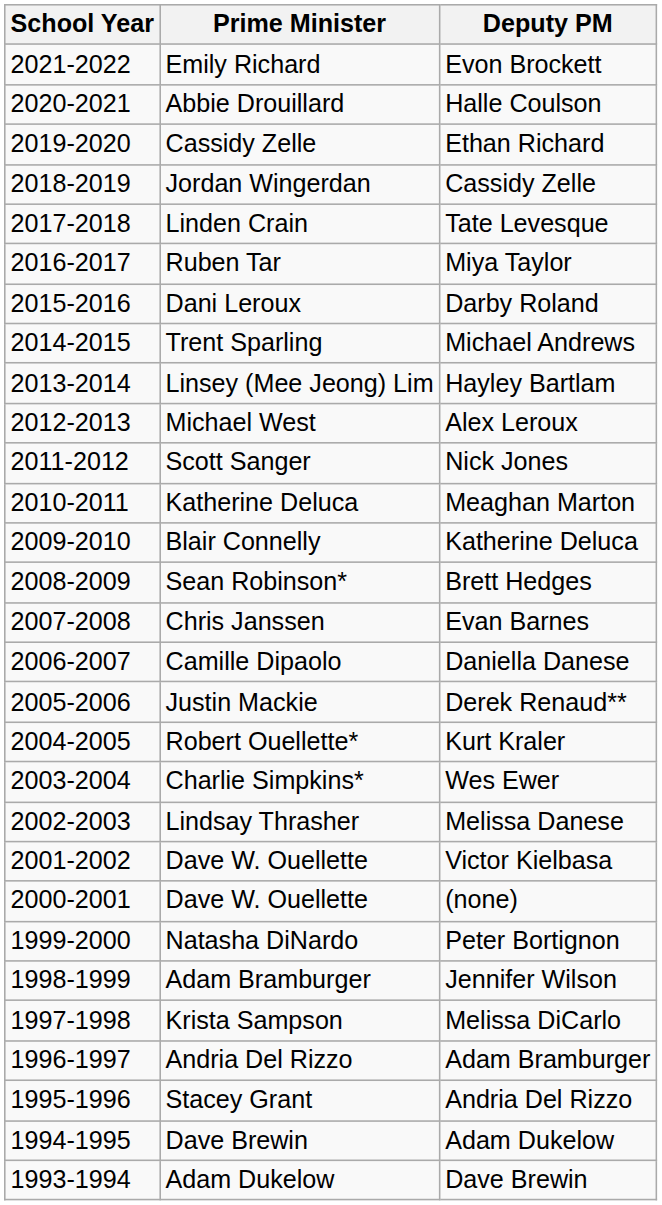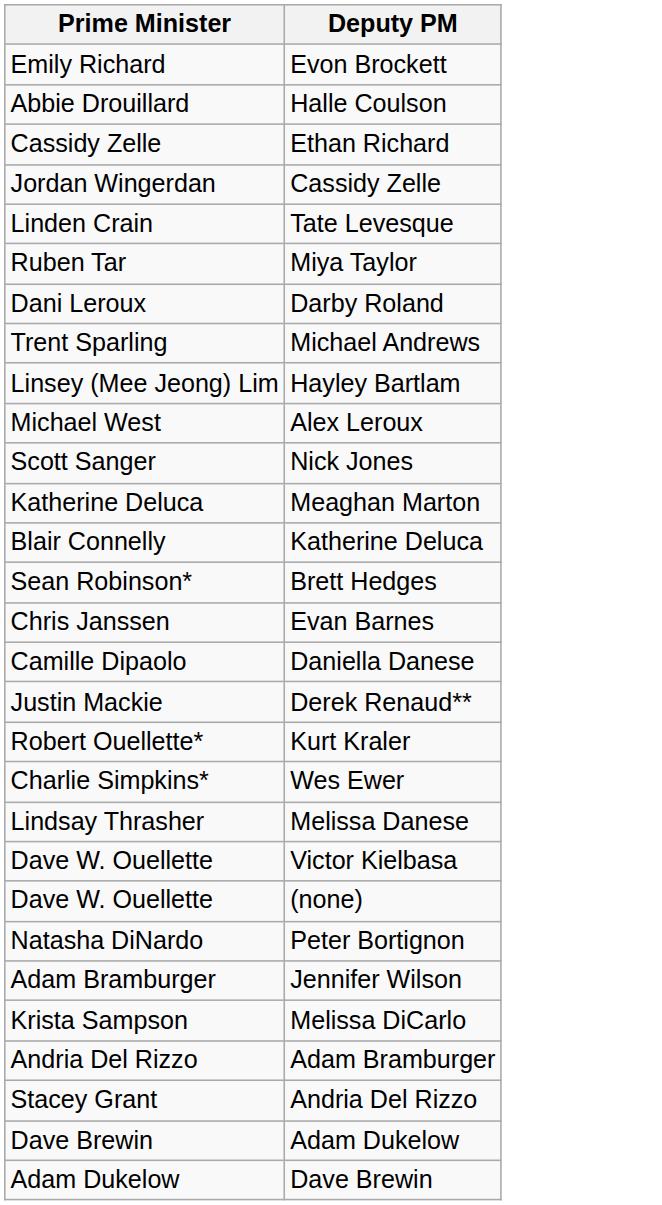- column: (82, 24)
